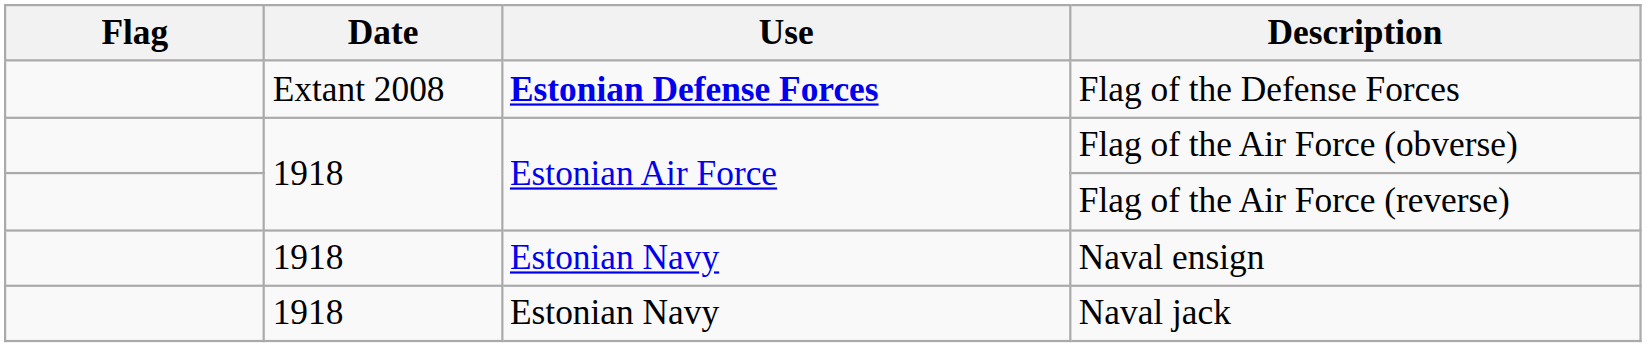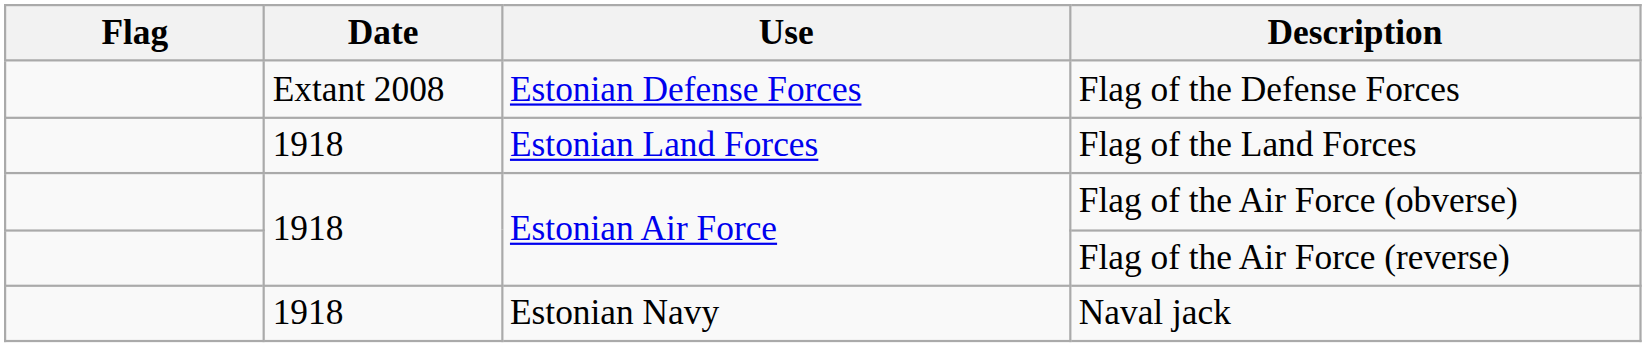(694, 88) bold -> (686, 88) normal
+ row: (1248, 144)
- row: (1172, 256)
